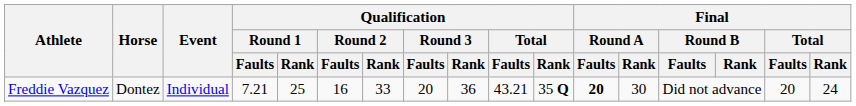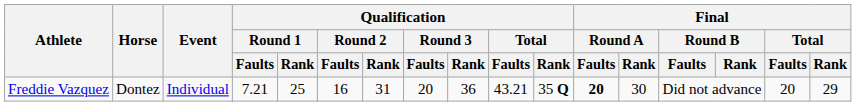(383, 89) 33 -> (383, 89) 31
(830, 89) 24 -> (830, 89) 29
